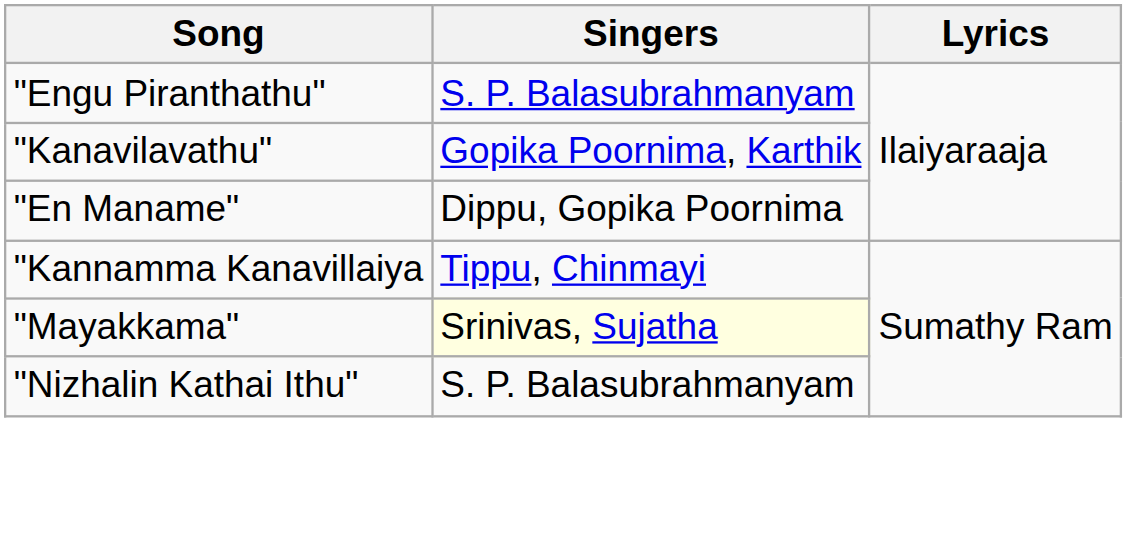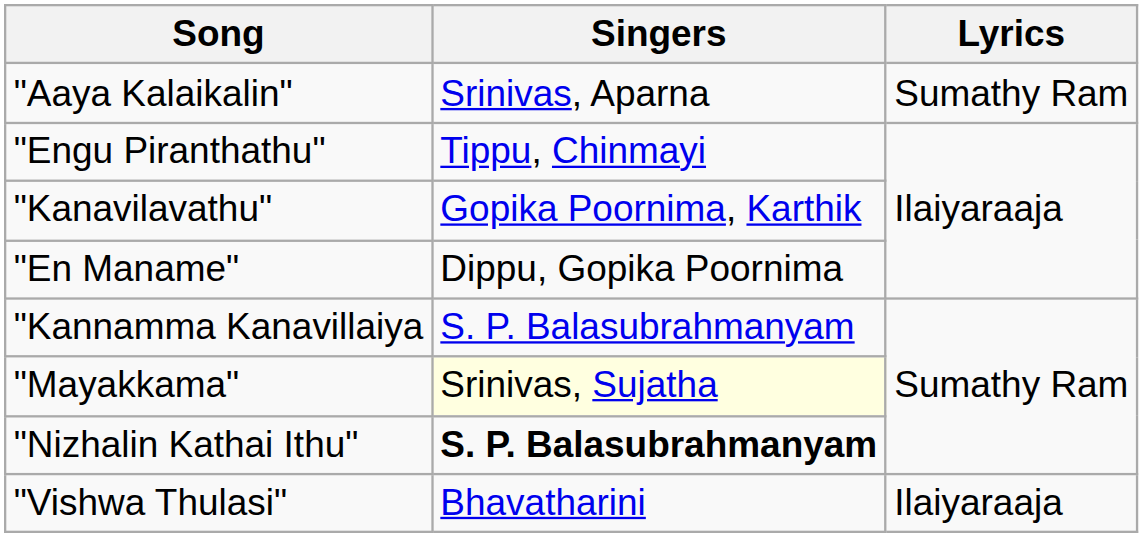+ row: (153, 92)
(647, 92) S. P. Balasubrahmanyam -> (573, 151) Tippu, Chinmayi
(573, 268) Tippu, Chinmayi -> (647, 326) S. P. Balasubrahmanyam
(647, 385) normal -> (659, 444) bold
+ row: (150, 502)
